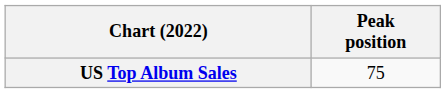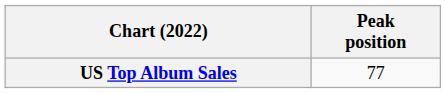(376, 72) 75 -> (376, 72) 77
